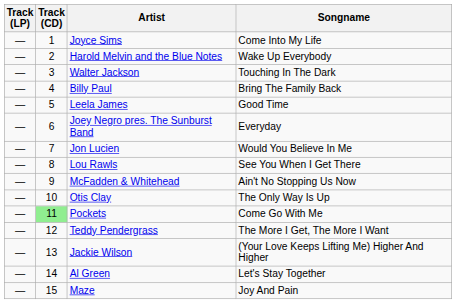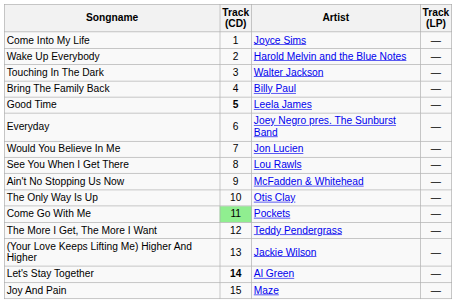columns swapped: (20, 18) <-> (344, 18)
(52, 105) normal -> (236, 105) bold
(52, 274) normal -> (236, 274) bold
